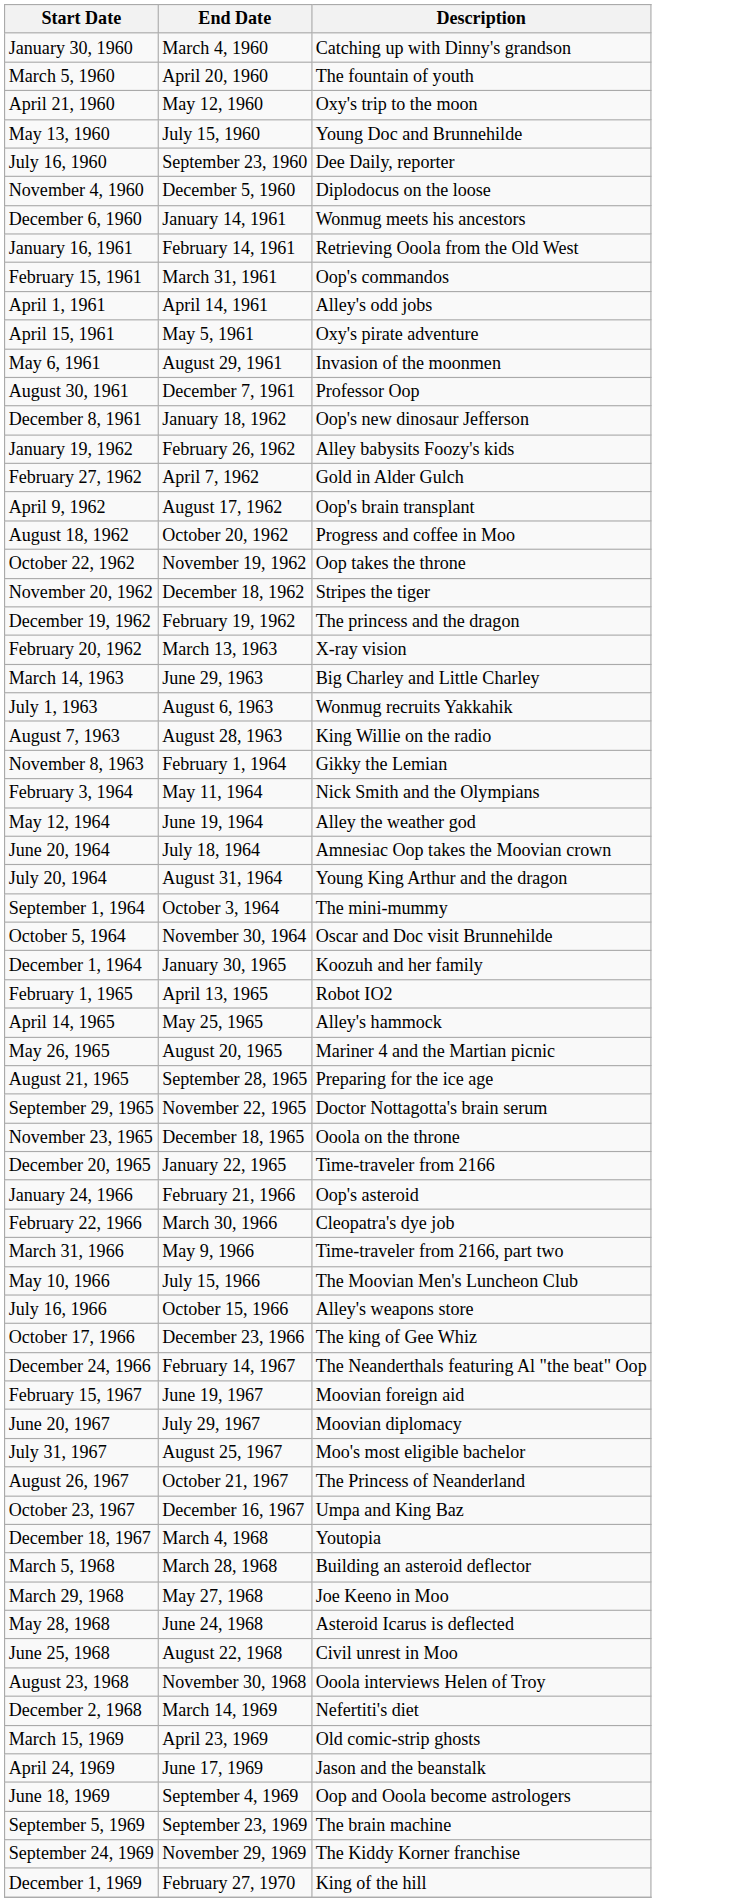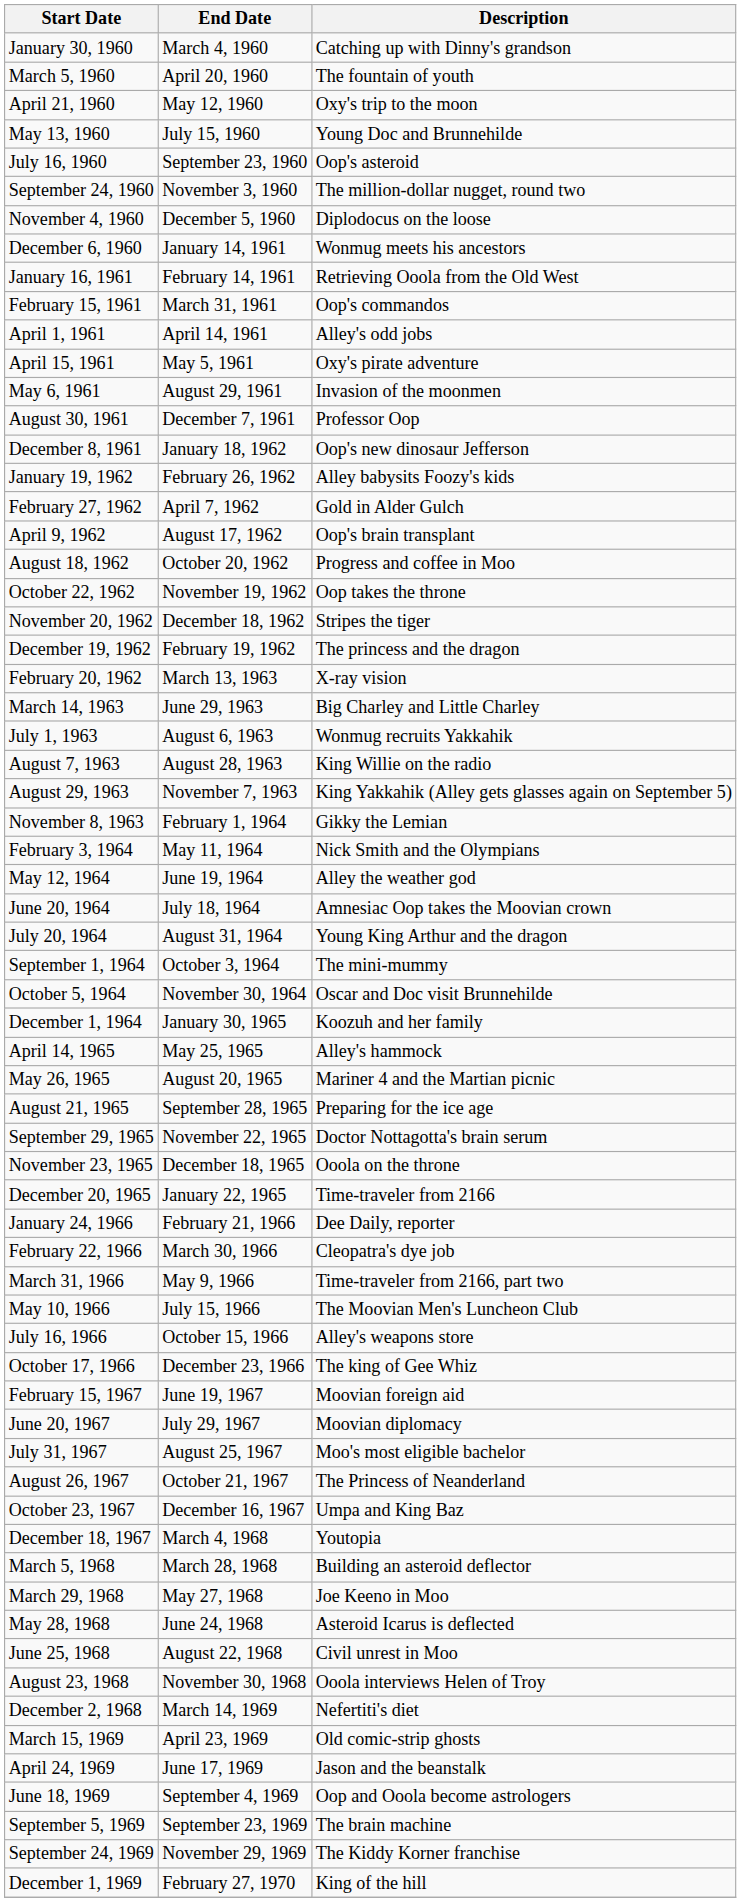(385, 162) Dee Daily, reporter -> (367, 162) Oop's asteroid
+ row: (81, 190)
+ row: (69, 793)
- row: (71, 993)
(367, 1194) Oop's asteroid -> (385, 1223) Dee Daily, reporter
- row: (80, 1366)
